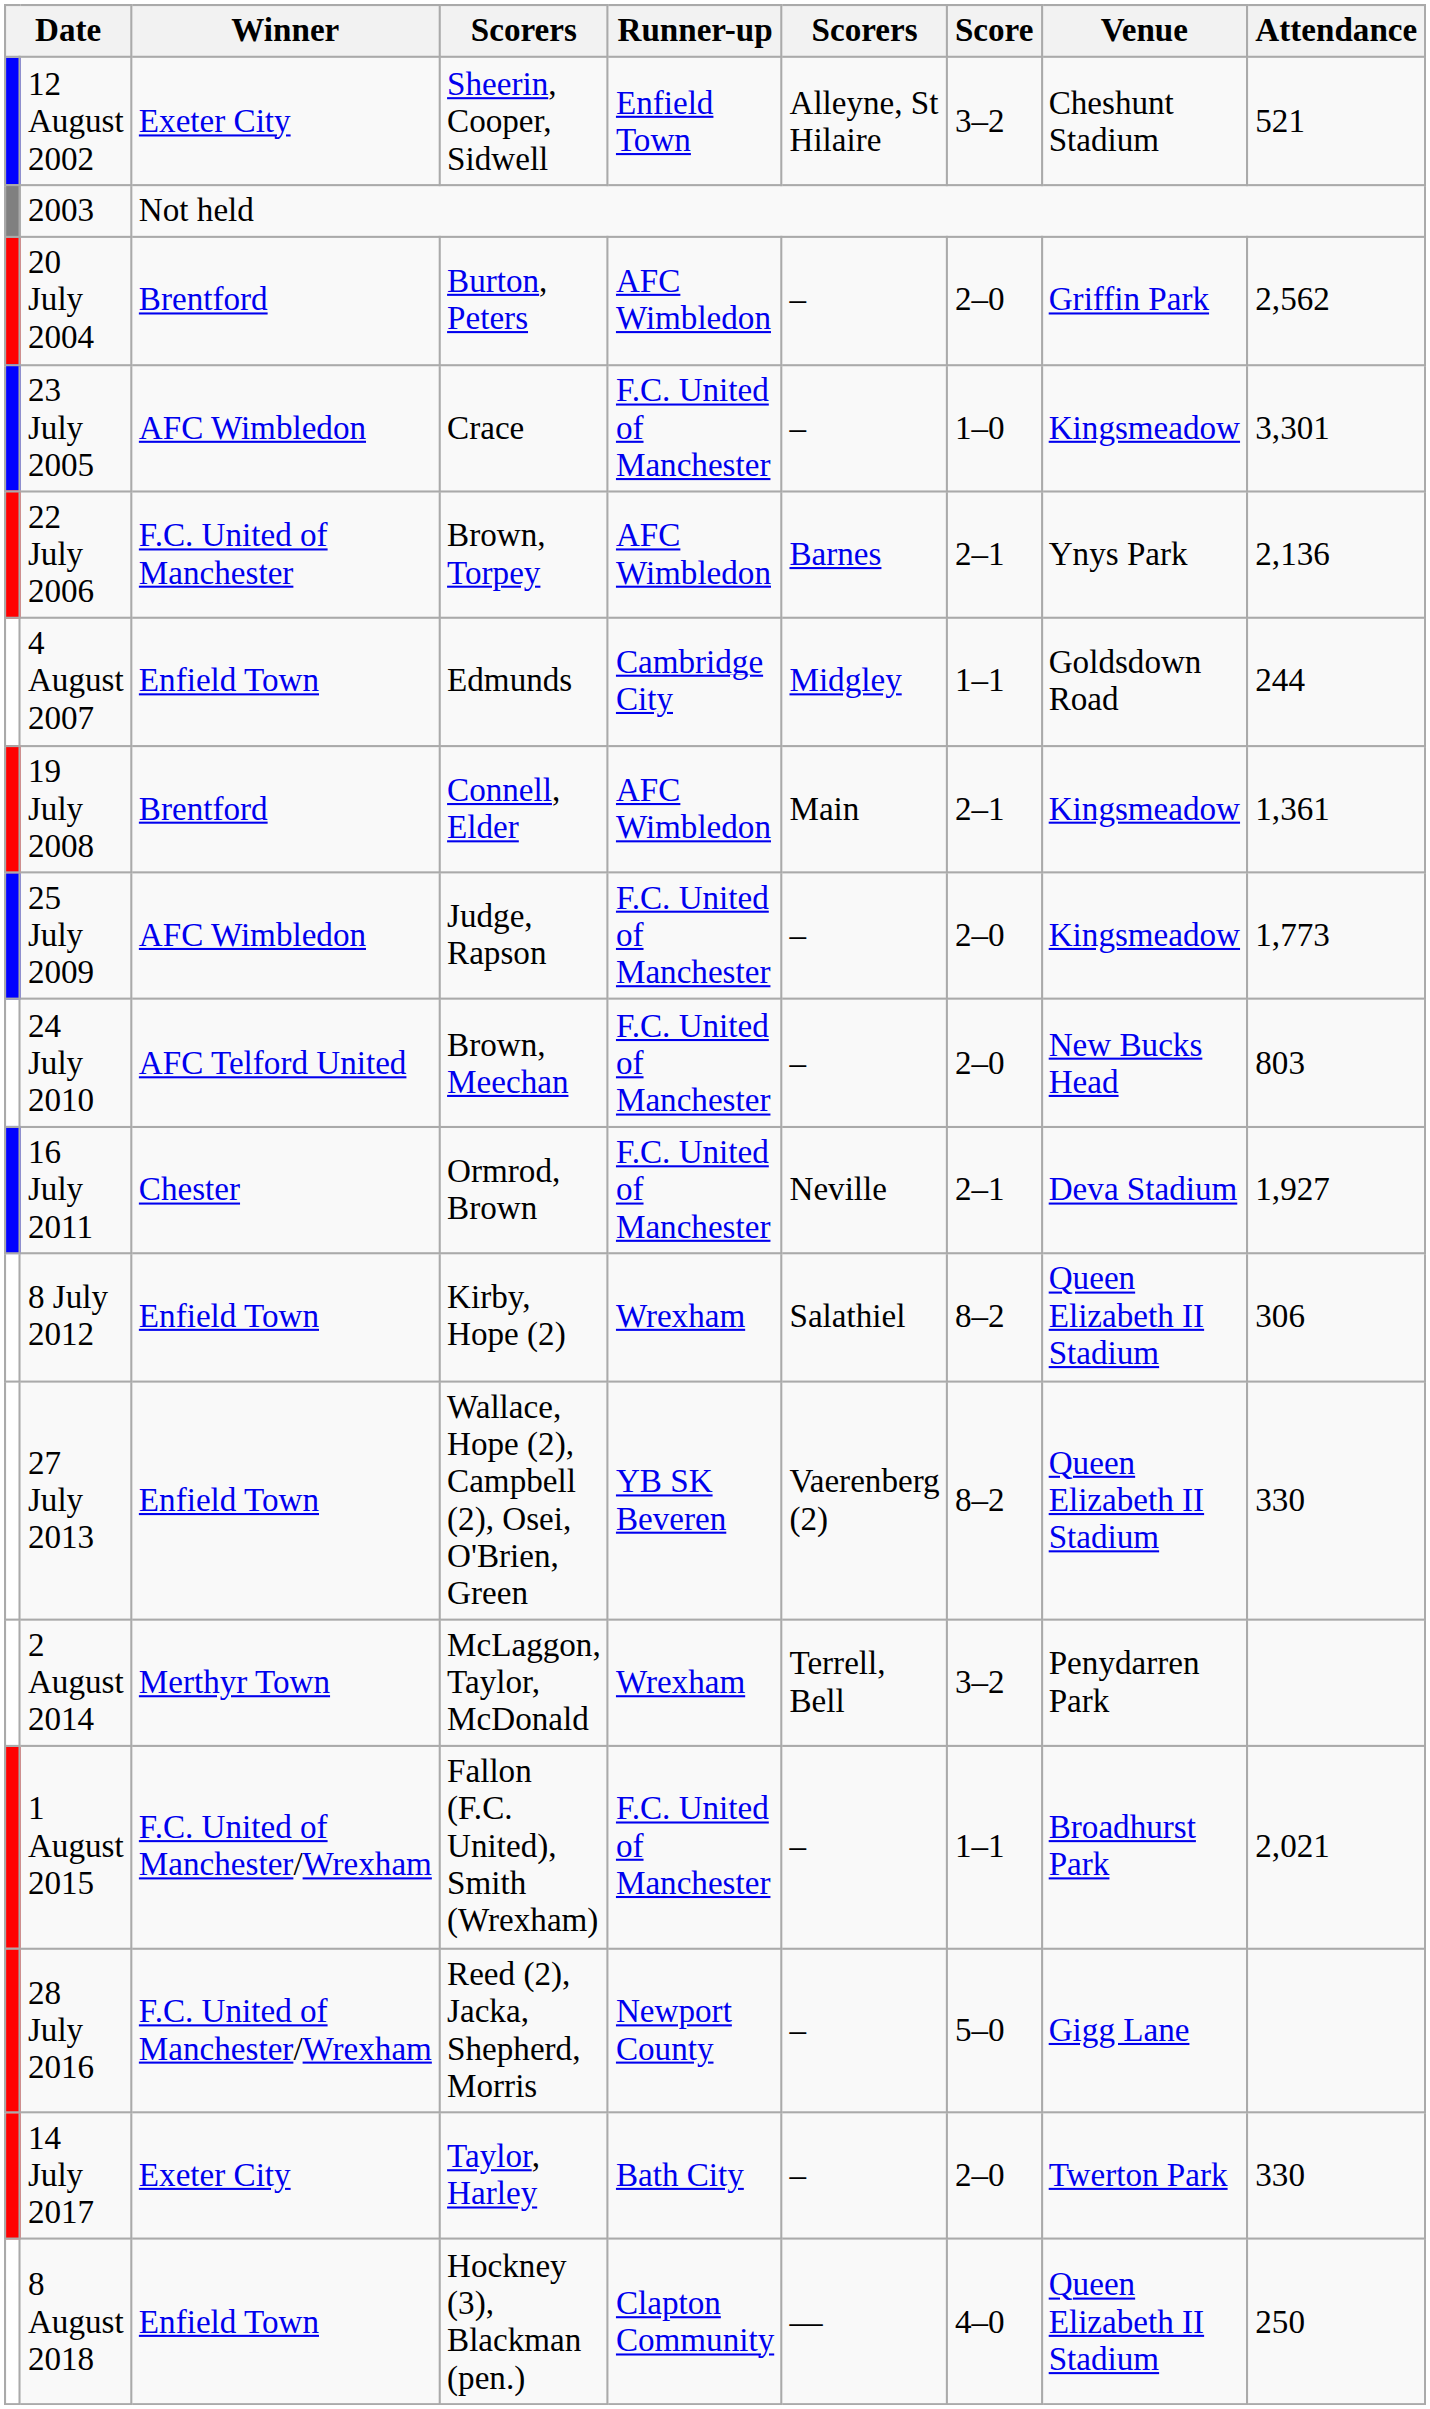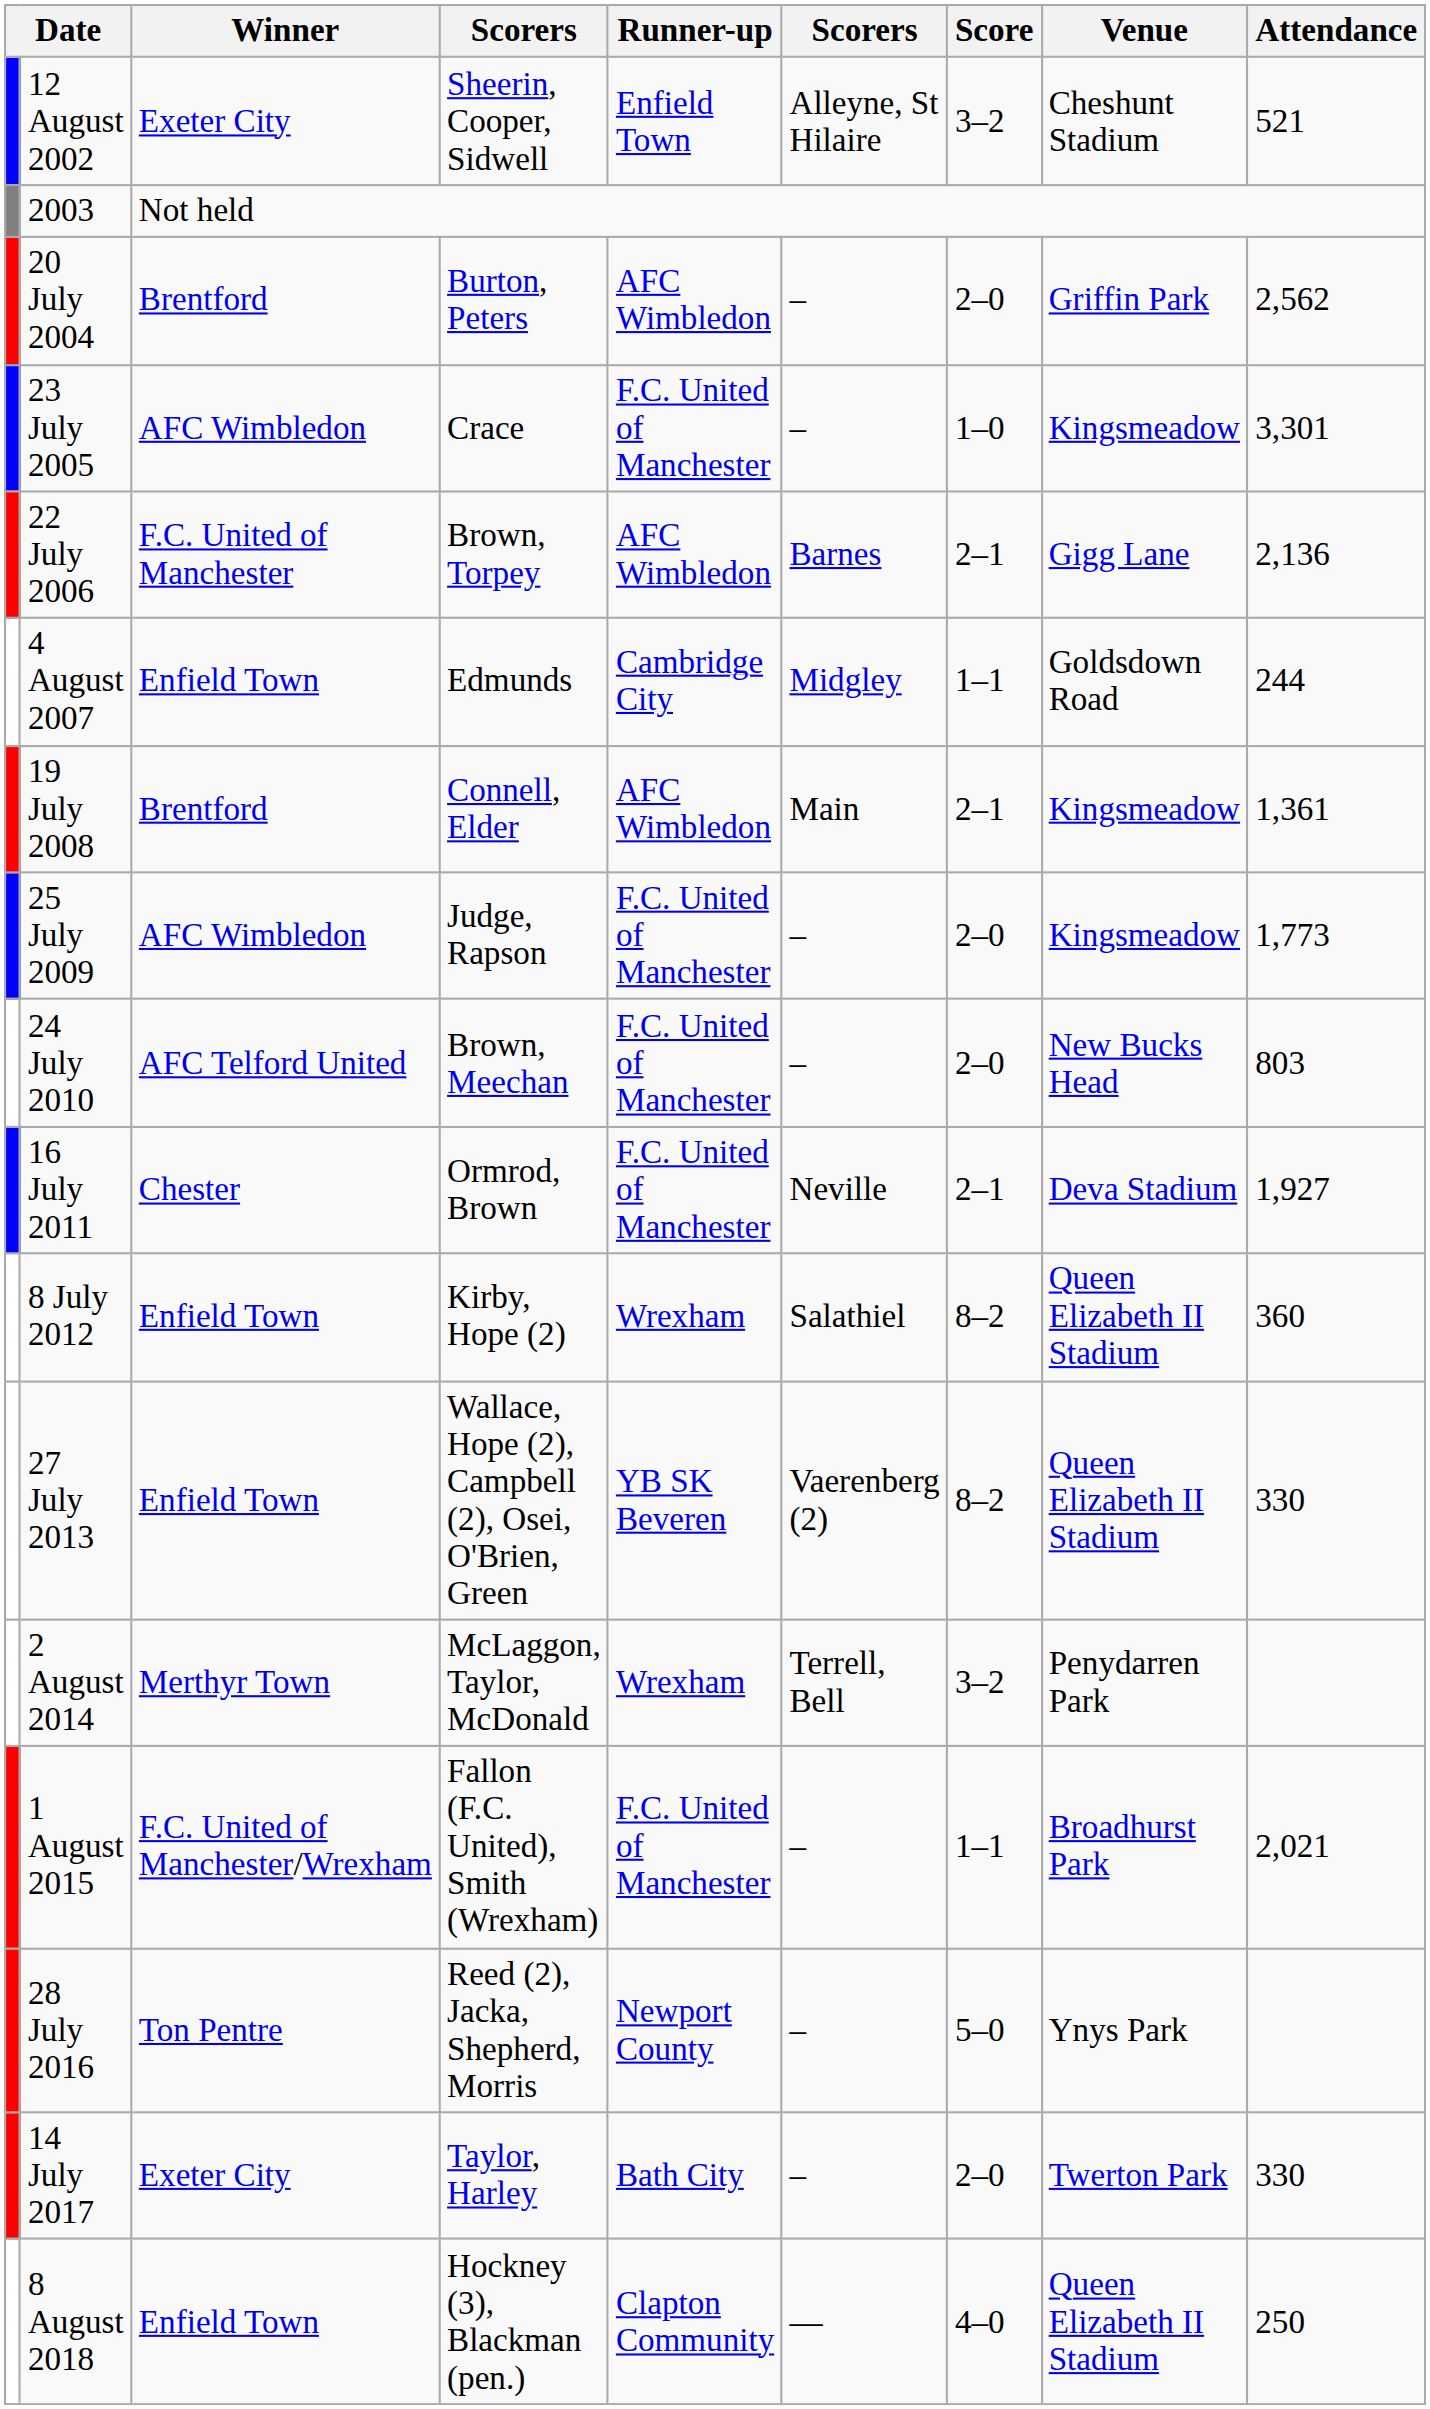(1118, 554) Ynys Park -> (1119, 554) Gigg Lane
(1280, 1316) 306 -> (1280, 1316) 360
(285, 2029) F.C. United of Manchester/Wrexham -> (211, 2029) Ton Pentre
(1119, 2029) Gigg Lane -> (1118, 2029) Ynys Park
